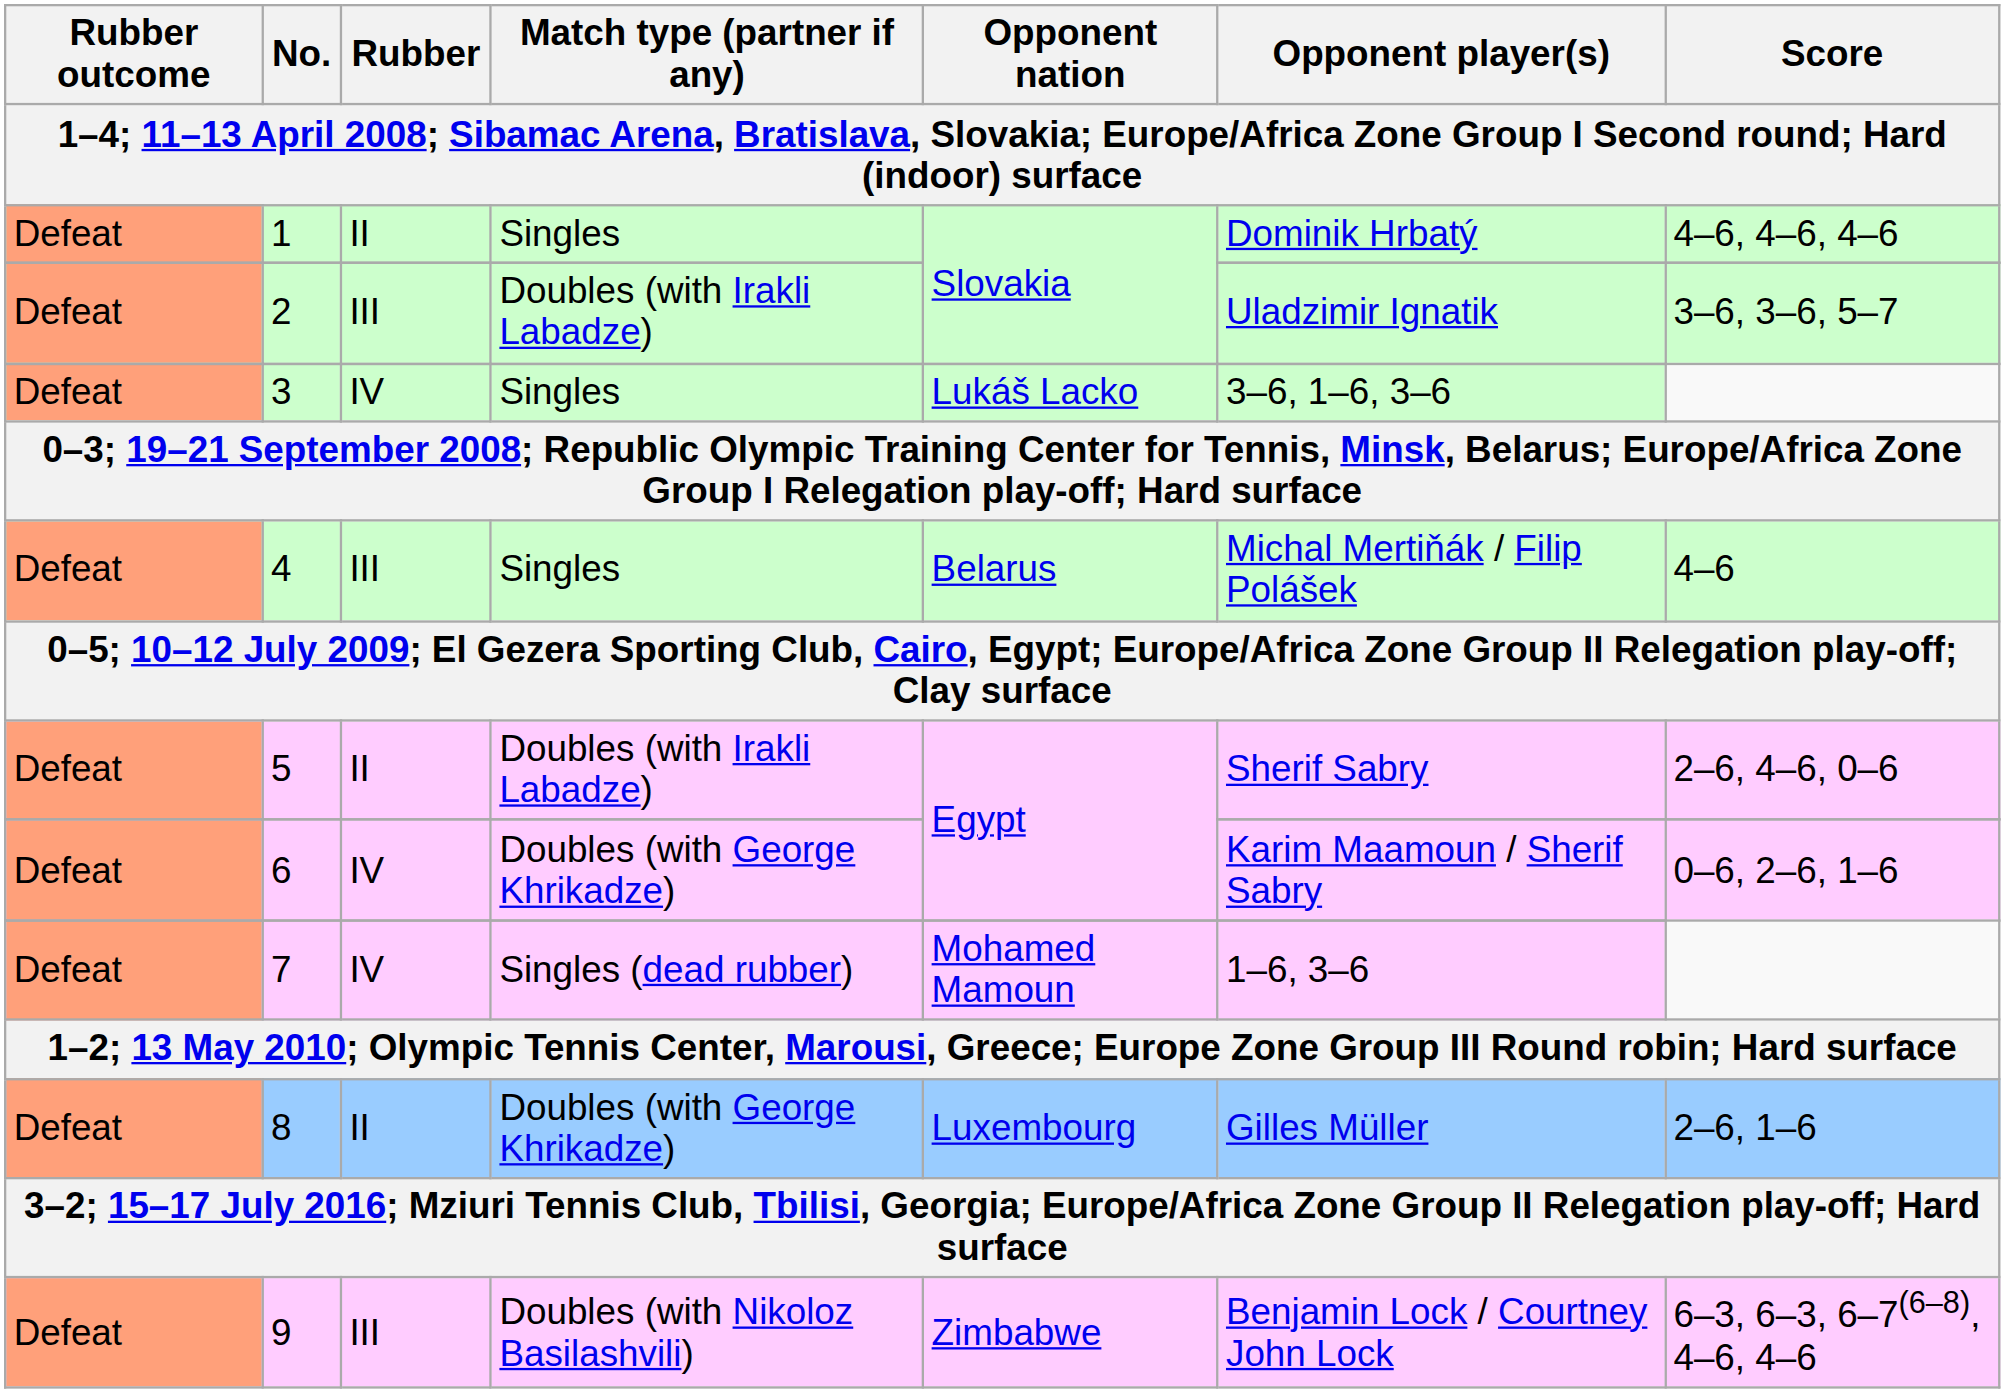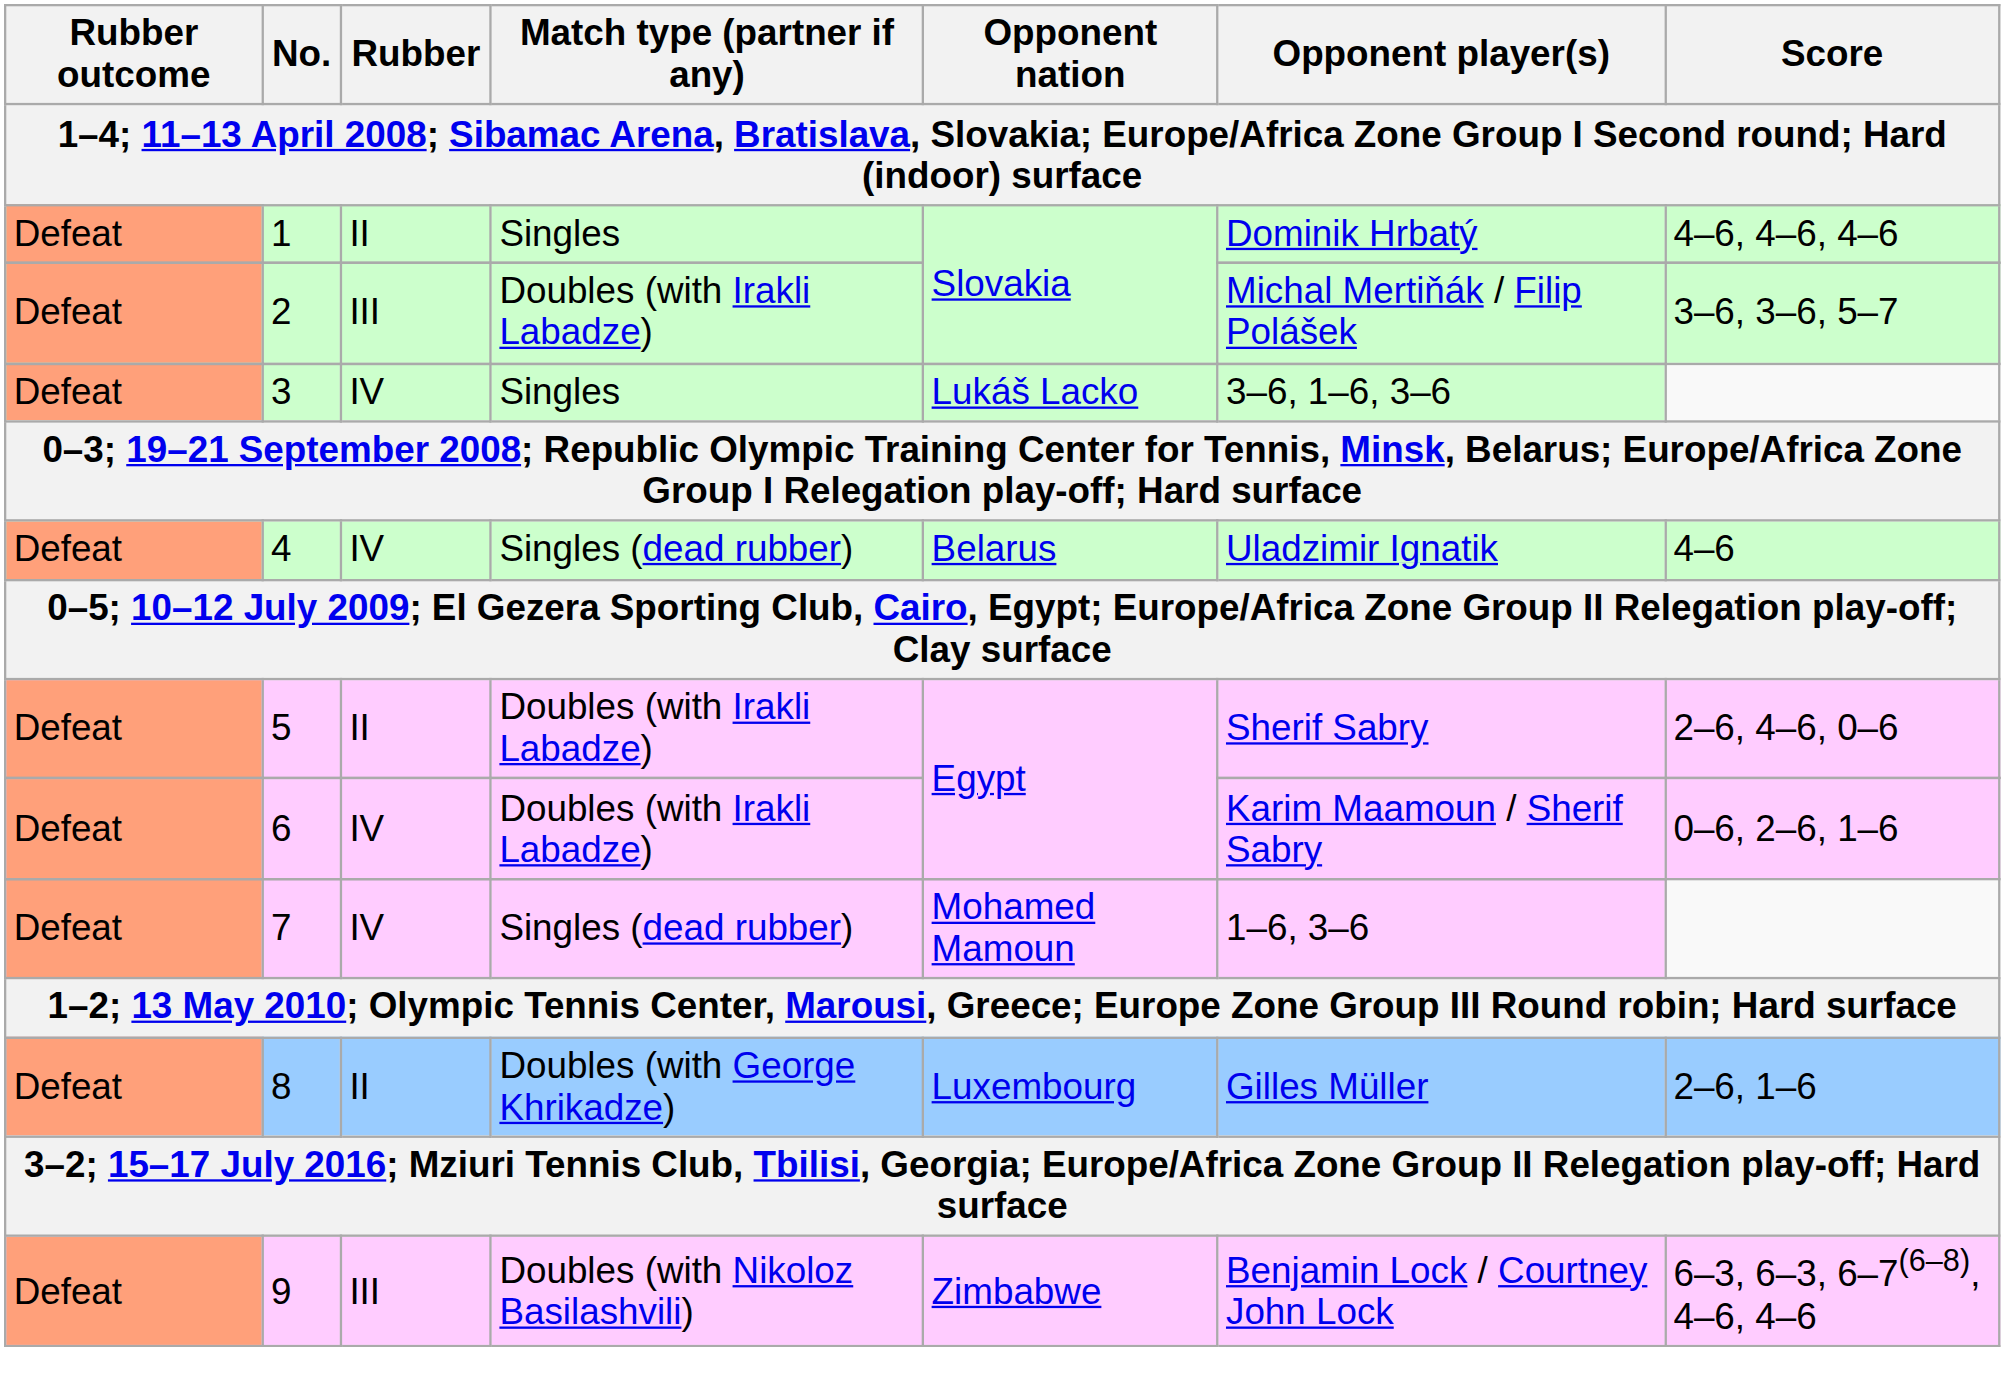(1362, 312) Uladzimir Ignatik -> (1404, 312) Michal Mertiňák / Filip Polášek
(365, 570) III -> (367, 549) IV
(560, 570) Singles -> (676, 549) Singles (dead rubber)
(1404, 570) Michal Mertiňák / Filip Polášek -> (1362, 549) Uladzimir Ignatik
(677, 869) Doubles (with George Khrikadze) -> (655, 828) Doubles (with Irakli Labadze)
